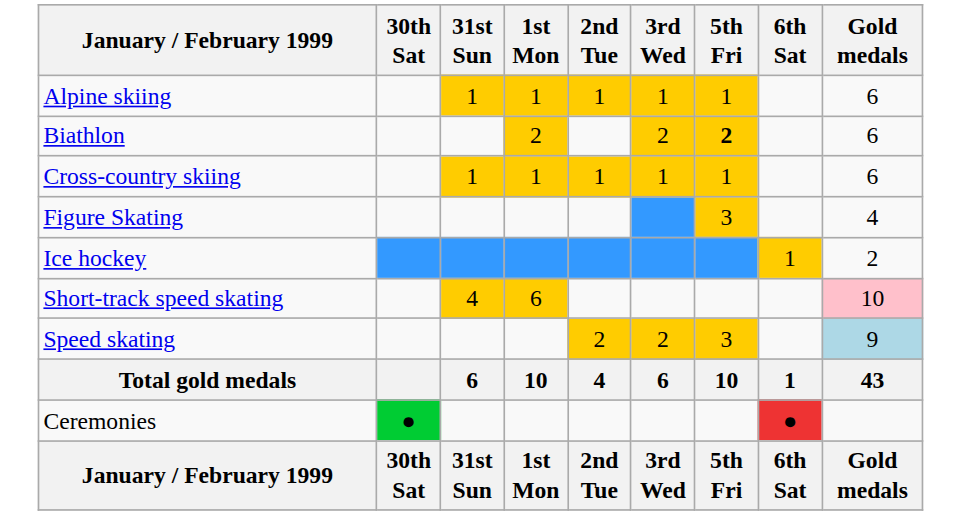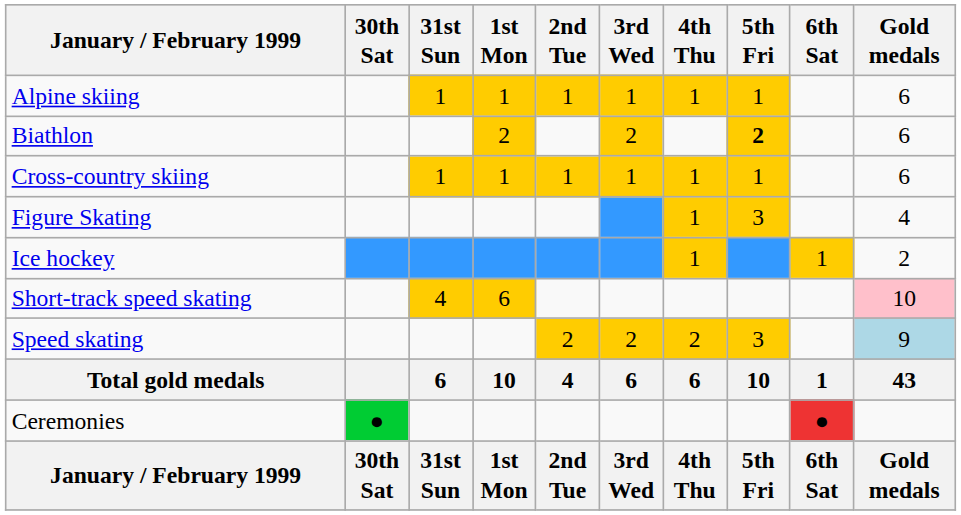+ column: (695, 40)
